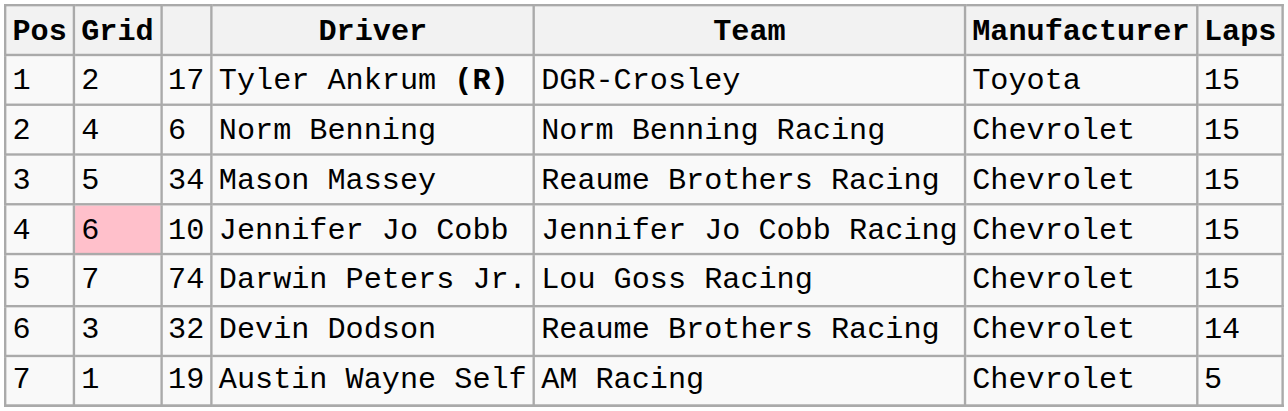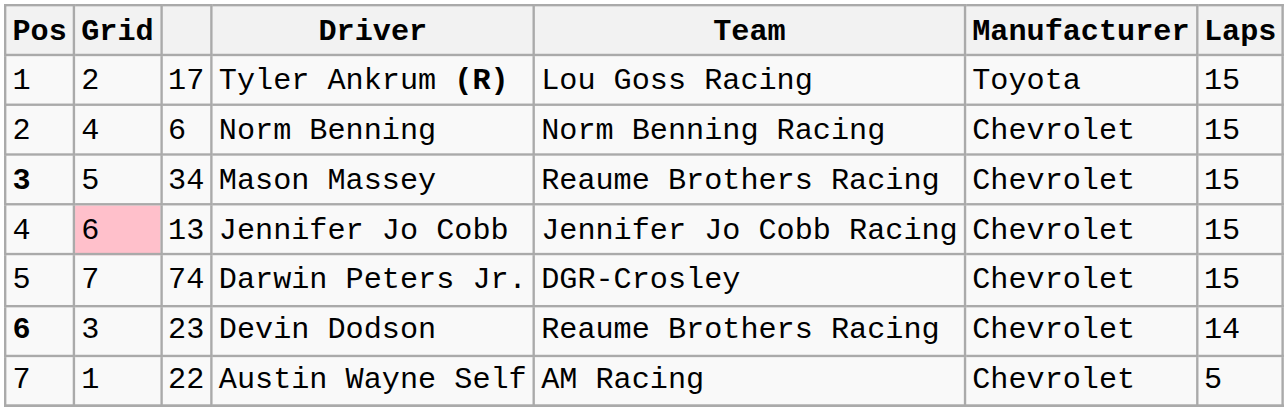(641, 80) DGR-Crosley -> (677, 80) Lou Goss Racing
(21, 180) normal -> (21, 180) bold
(186, 230) 10 -> (186, 230) 13
(677, 280) Lou Goss Racing -> (641, 280) DGR-Crosley
(21, 330) normal -> (21, 330) bold
(186, 330) 32 -> (186, 330) 23
(186, 380) 19 -> (186, 380) 22
